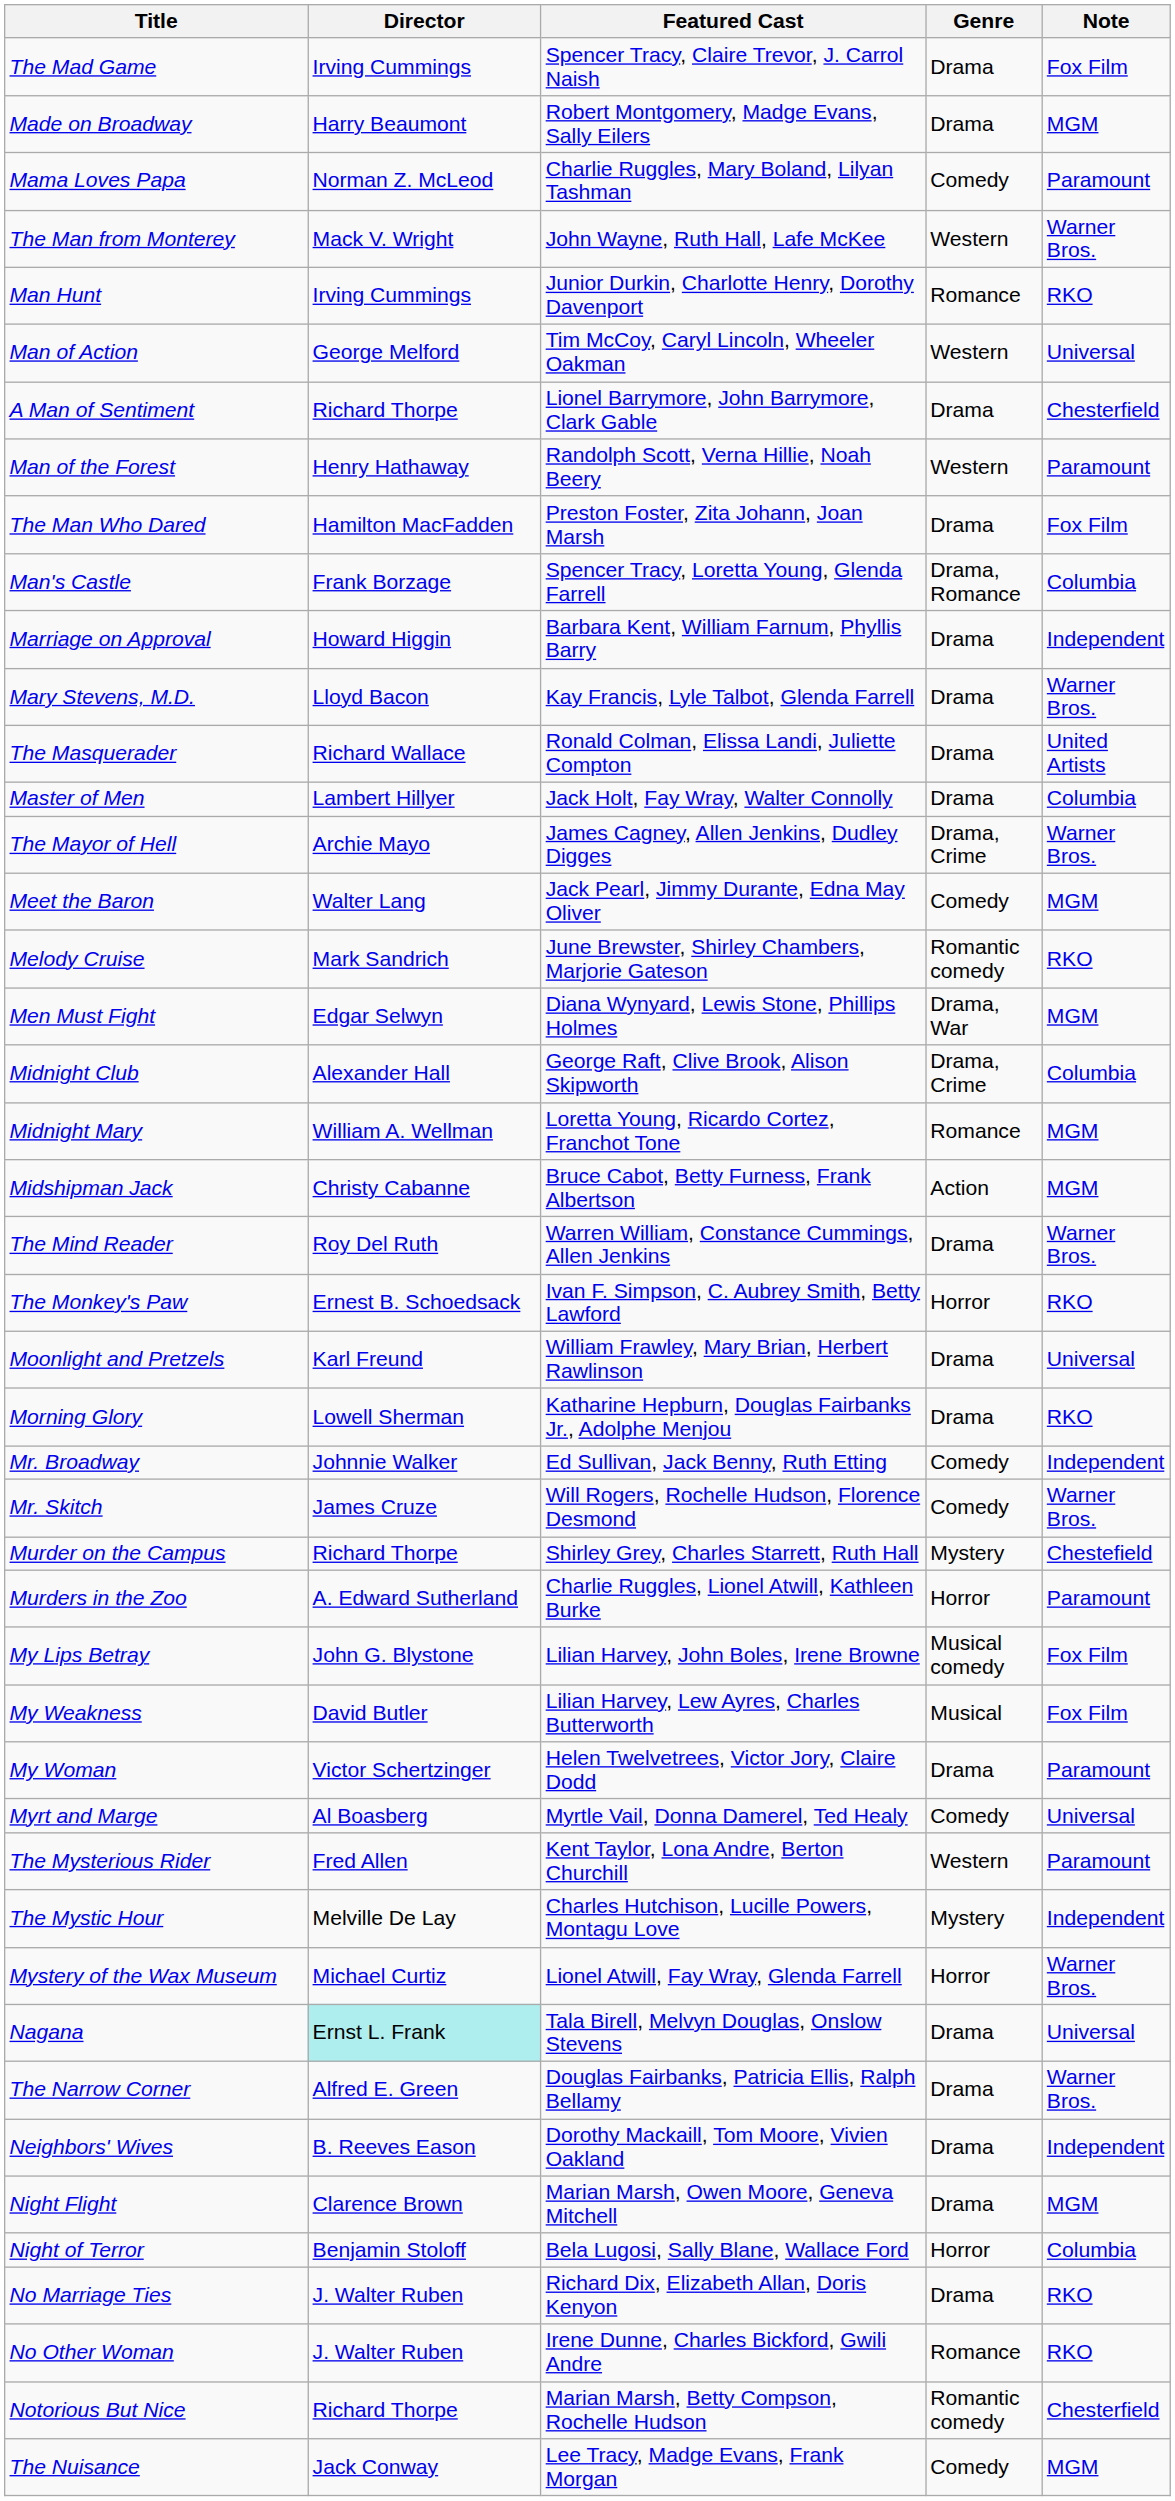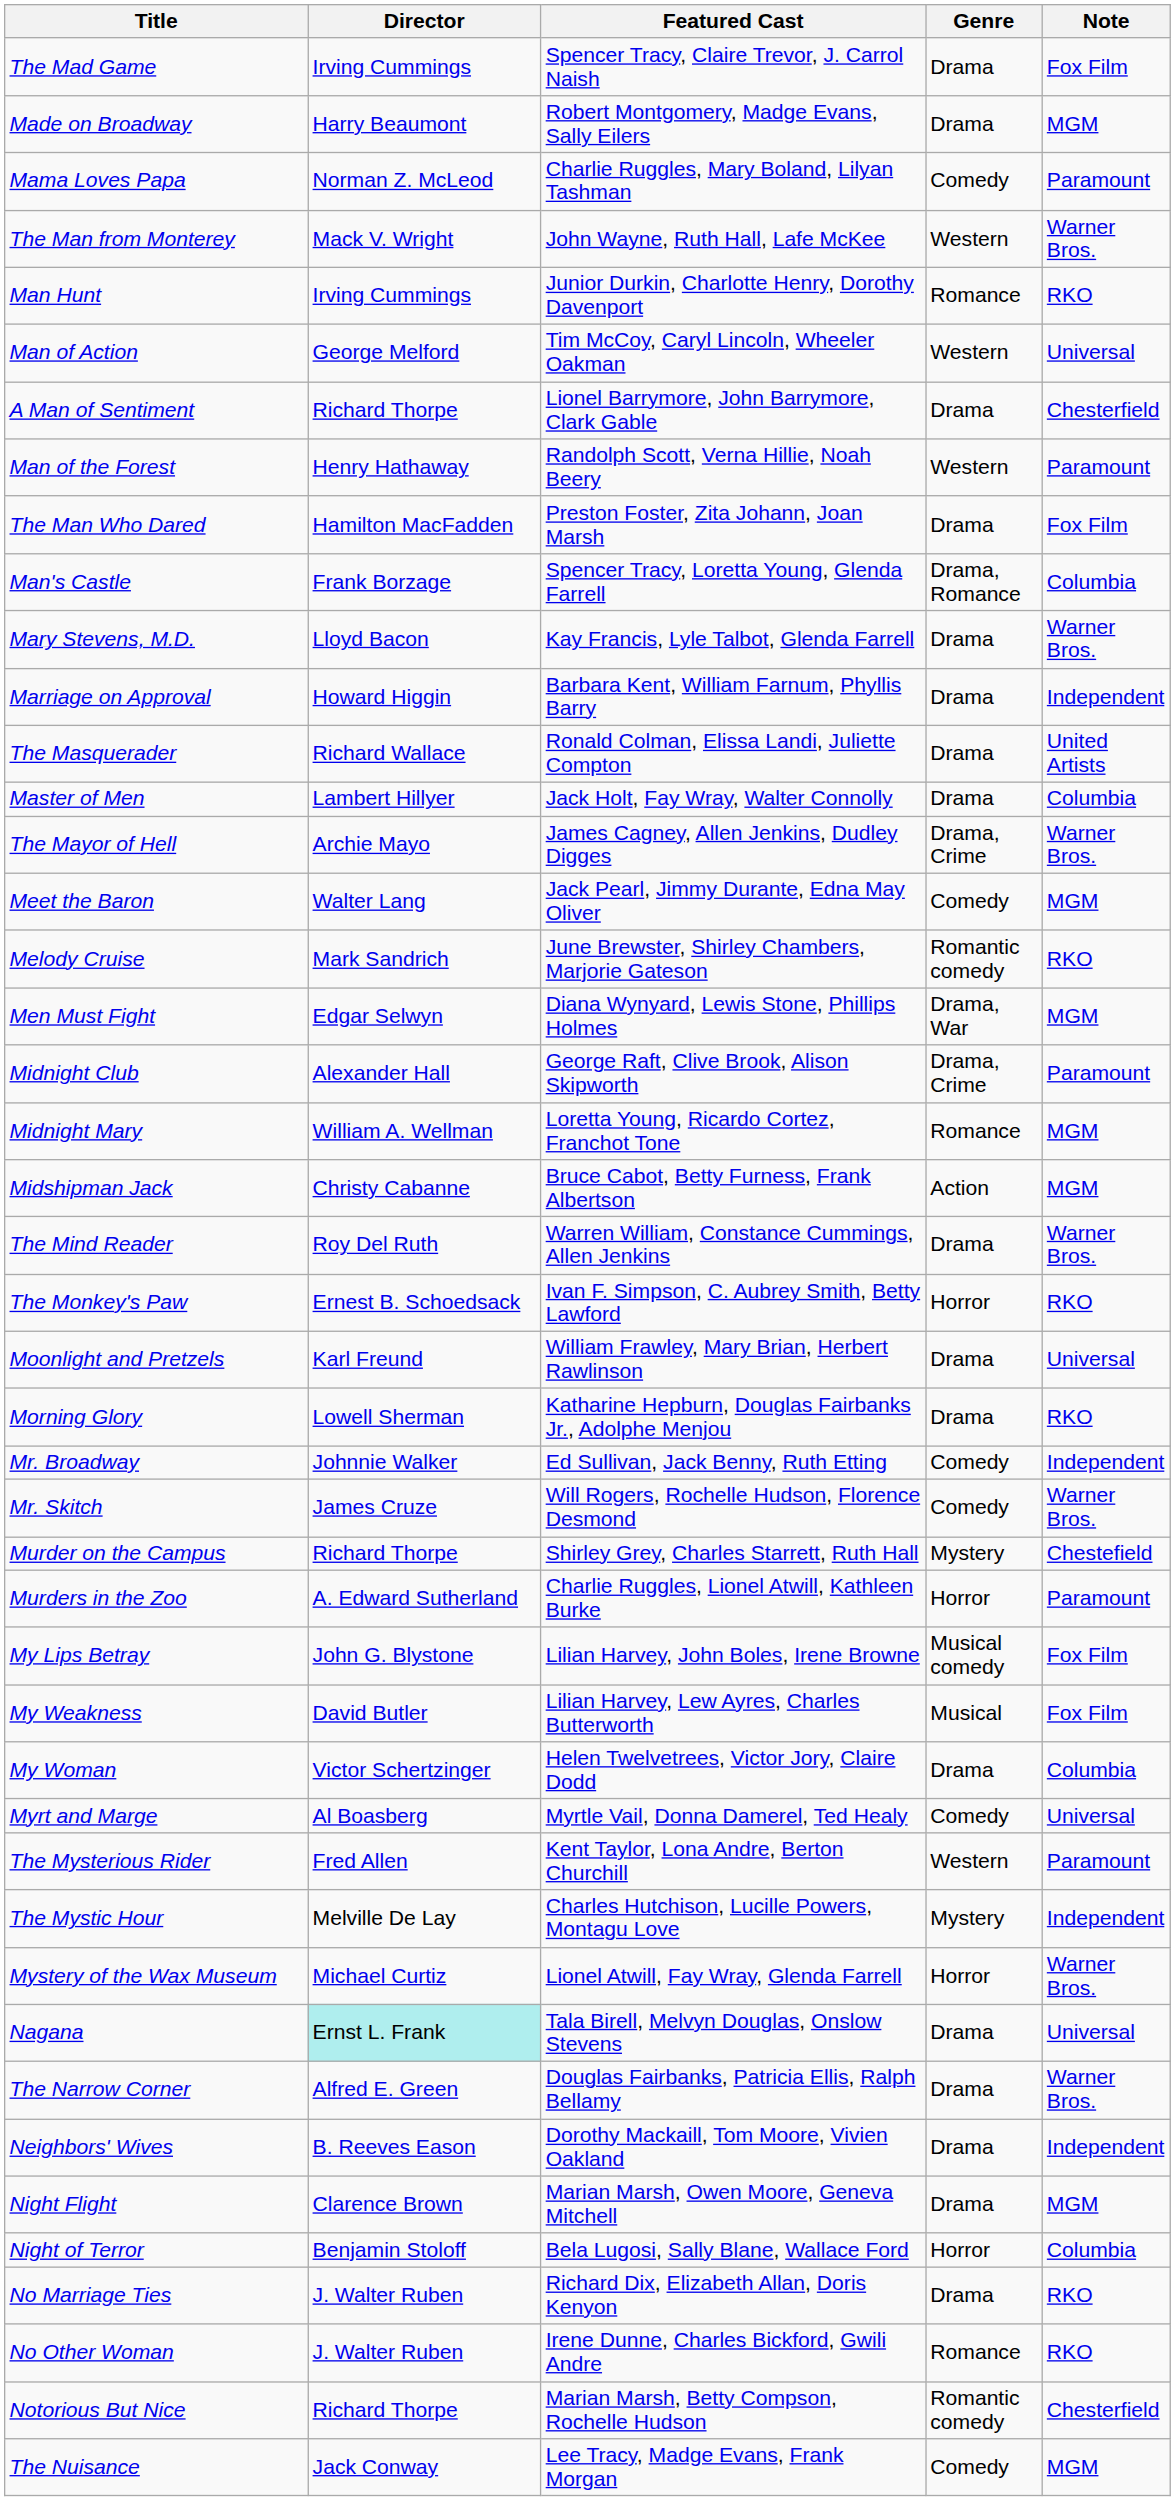rows swapped: (110, 639) <-> (102, 696)
(1091, 1073) Columbia -> (1098, 1073) Paramount
(1098, 1770) Paramount -> (1091, 1770) Columbia
